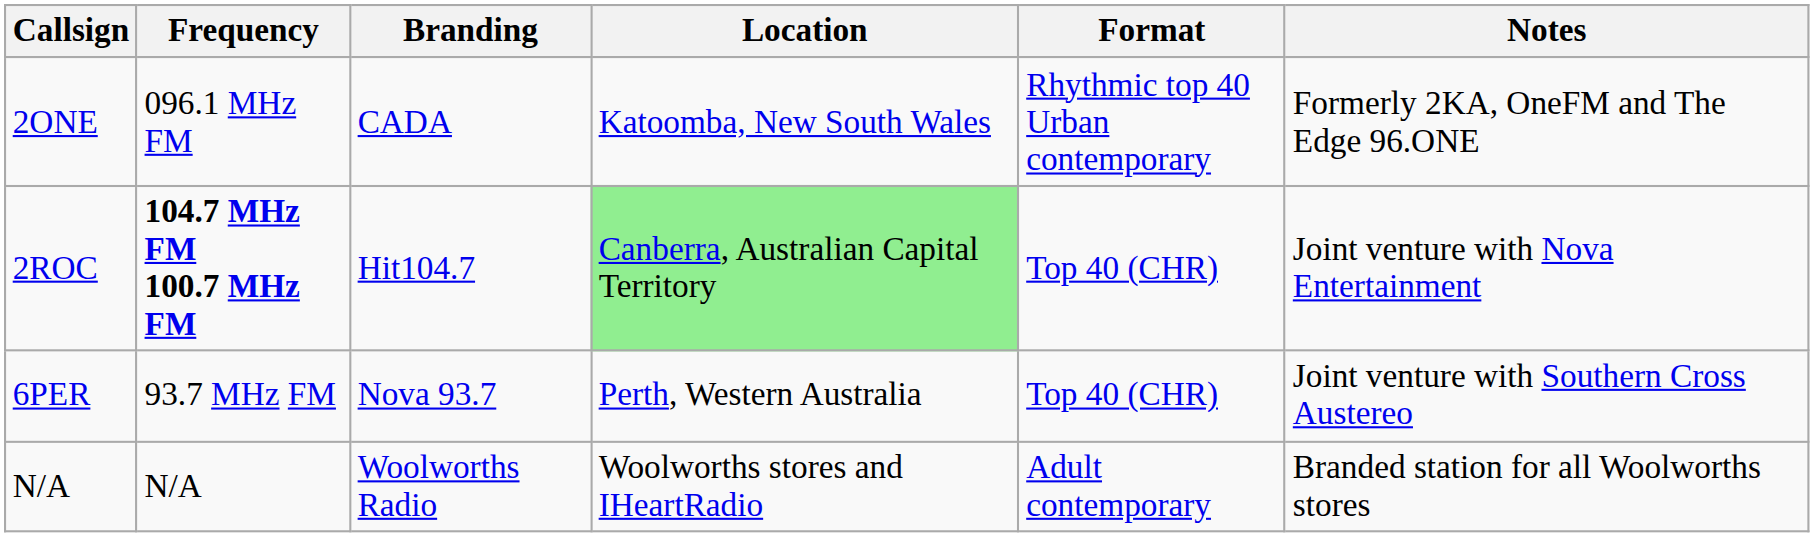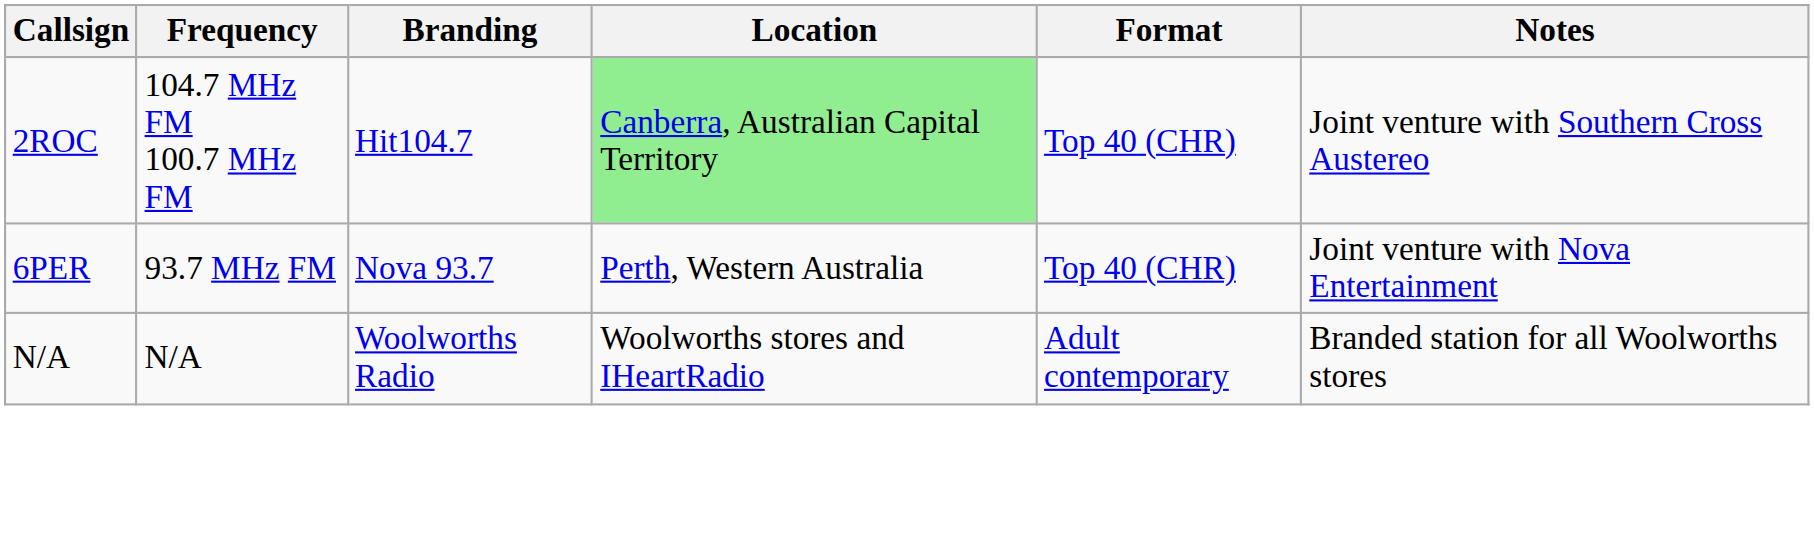- row: (55, 121)
(222, 267) bold -> (220, 139) normal
(1453, 267) Joint venture with Nova Entertainment -> (1536, 139) Joint venture with Southern Cross Austereo
(1519, 395) Joint venture with Southern Cross Austereo -> (1470, 267) Joint venture with Nova Entertainment
